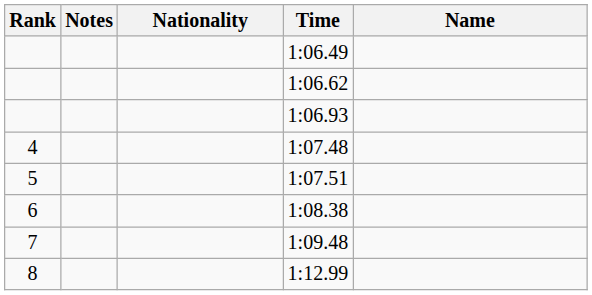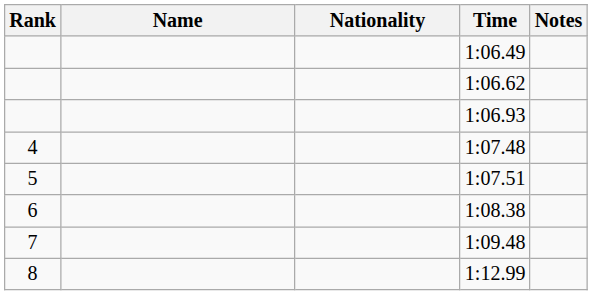columns swapped: (470, 20) <-> (89, 20)
